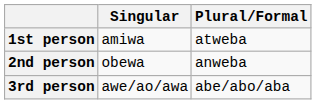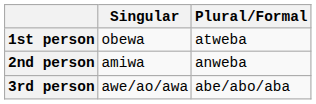(123, 40) amiwa -> (123, 40) obewa
(123, 63) obewa -> (123, 63) amiwa
